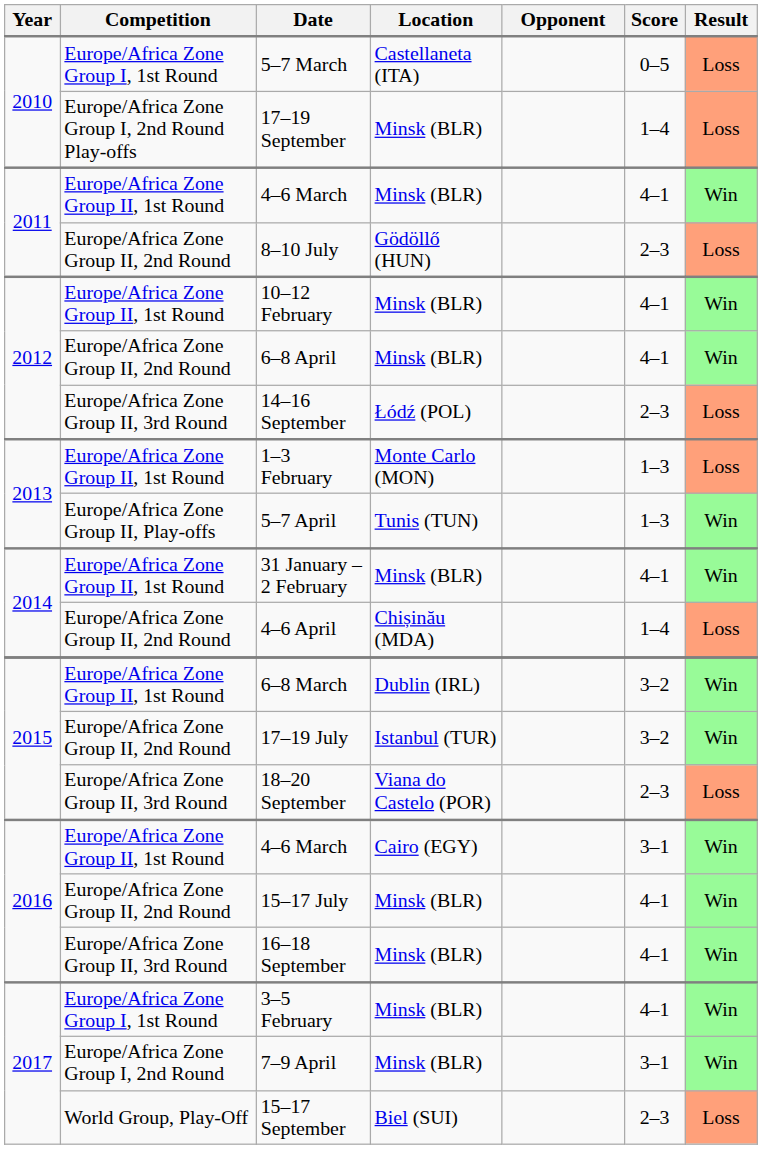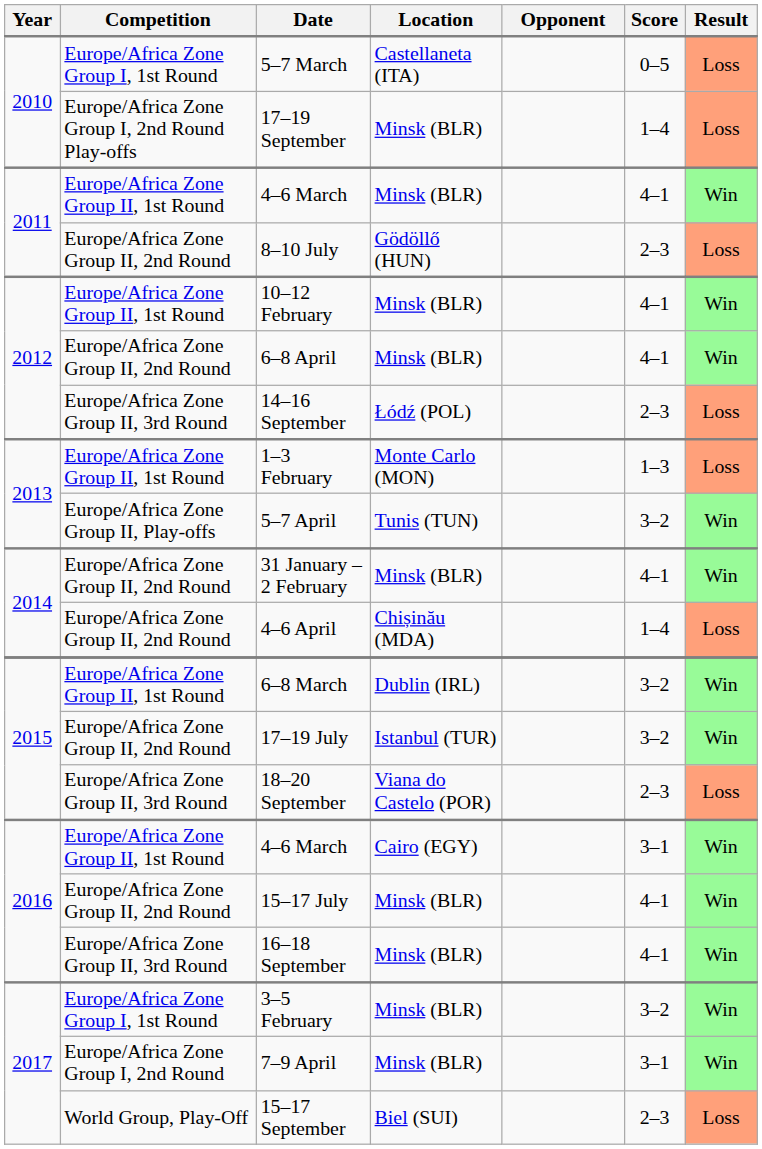(655, 520) 1–3 -> (655, 520) 3–2
(144, 575) Europe/Africa Zone Group II, 1st Round -> (148, 575) Europe/Africa Zone Group II, 2nd Round
(655, 1009) 4–1 -> (655, 1009) 3–2
